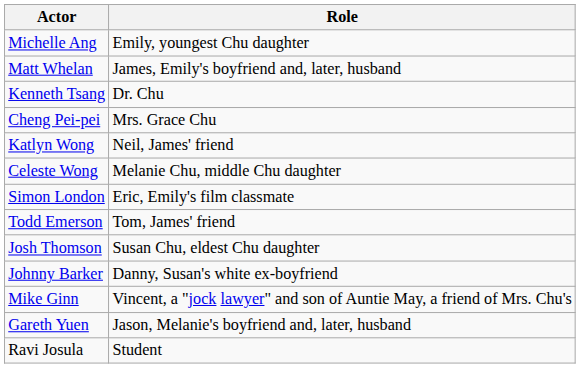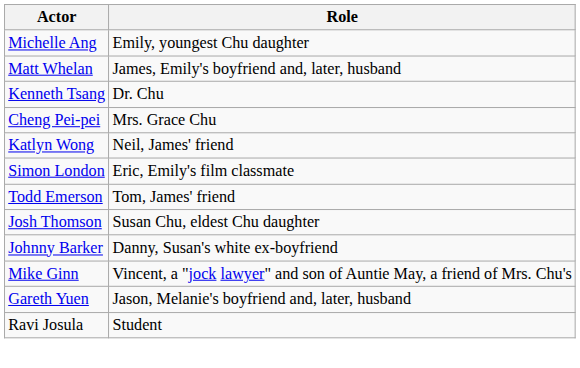- row: (53, 171)
